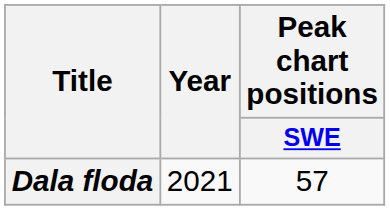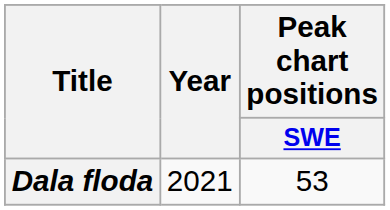(312, 181) 57 -> (312, 181) 53
